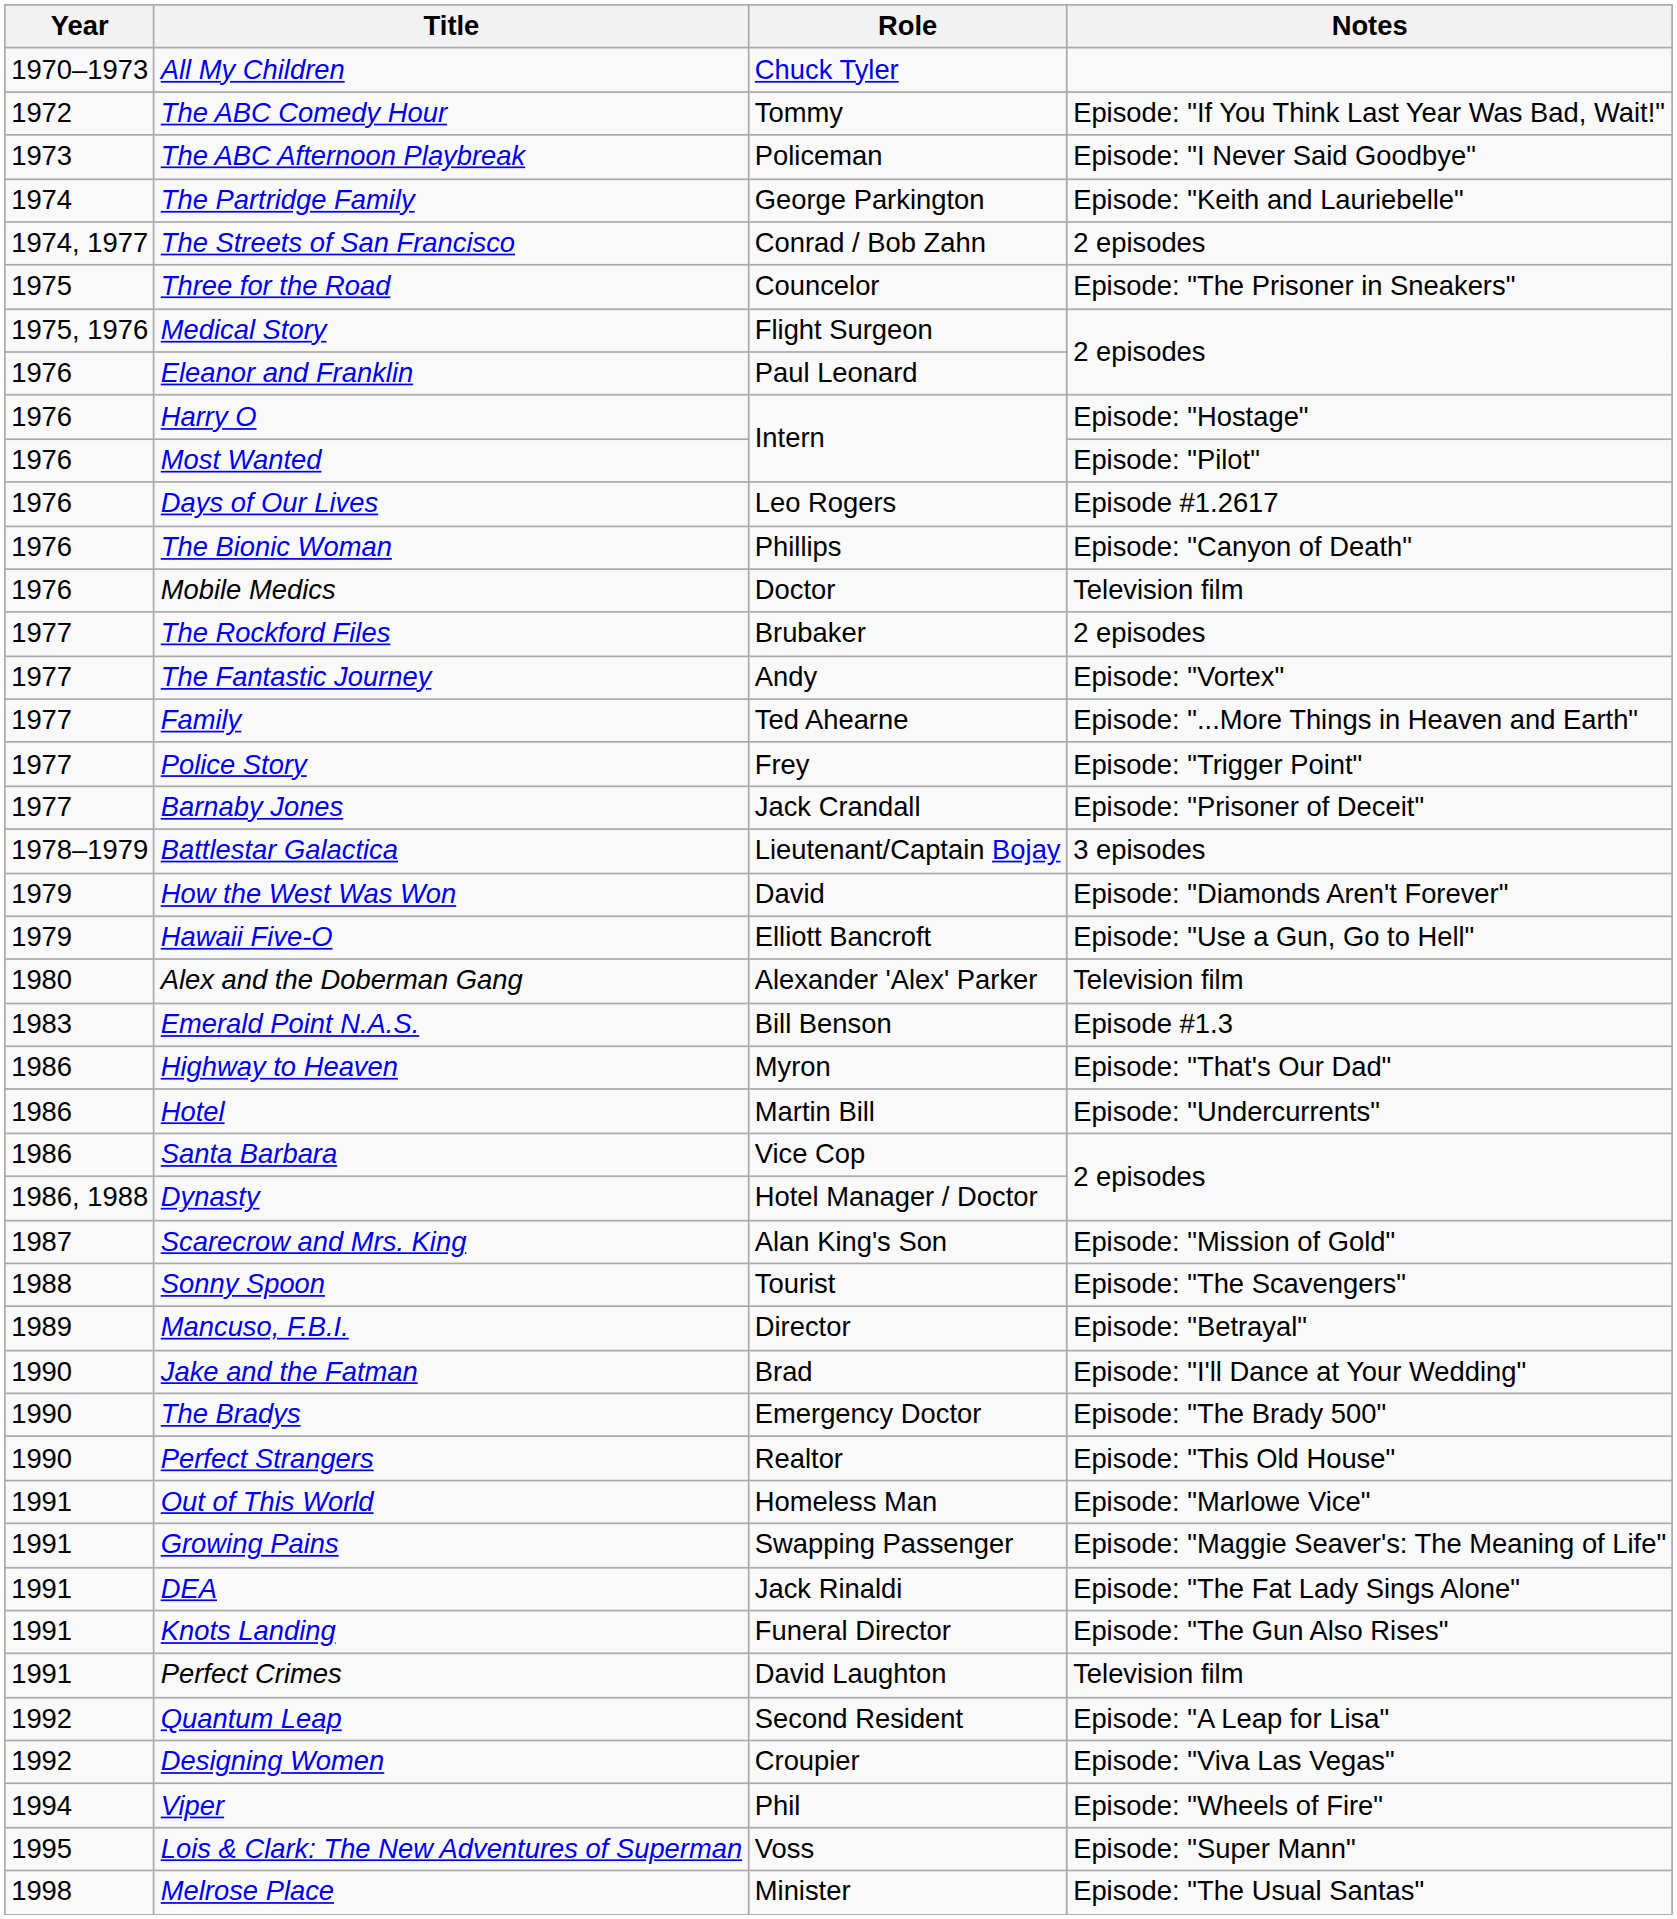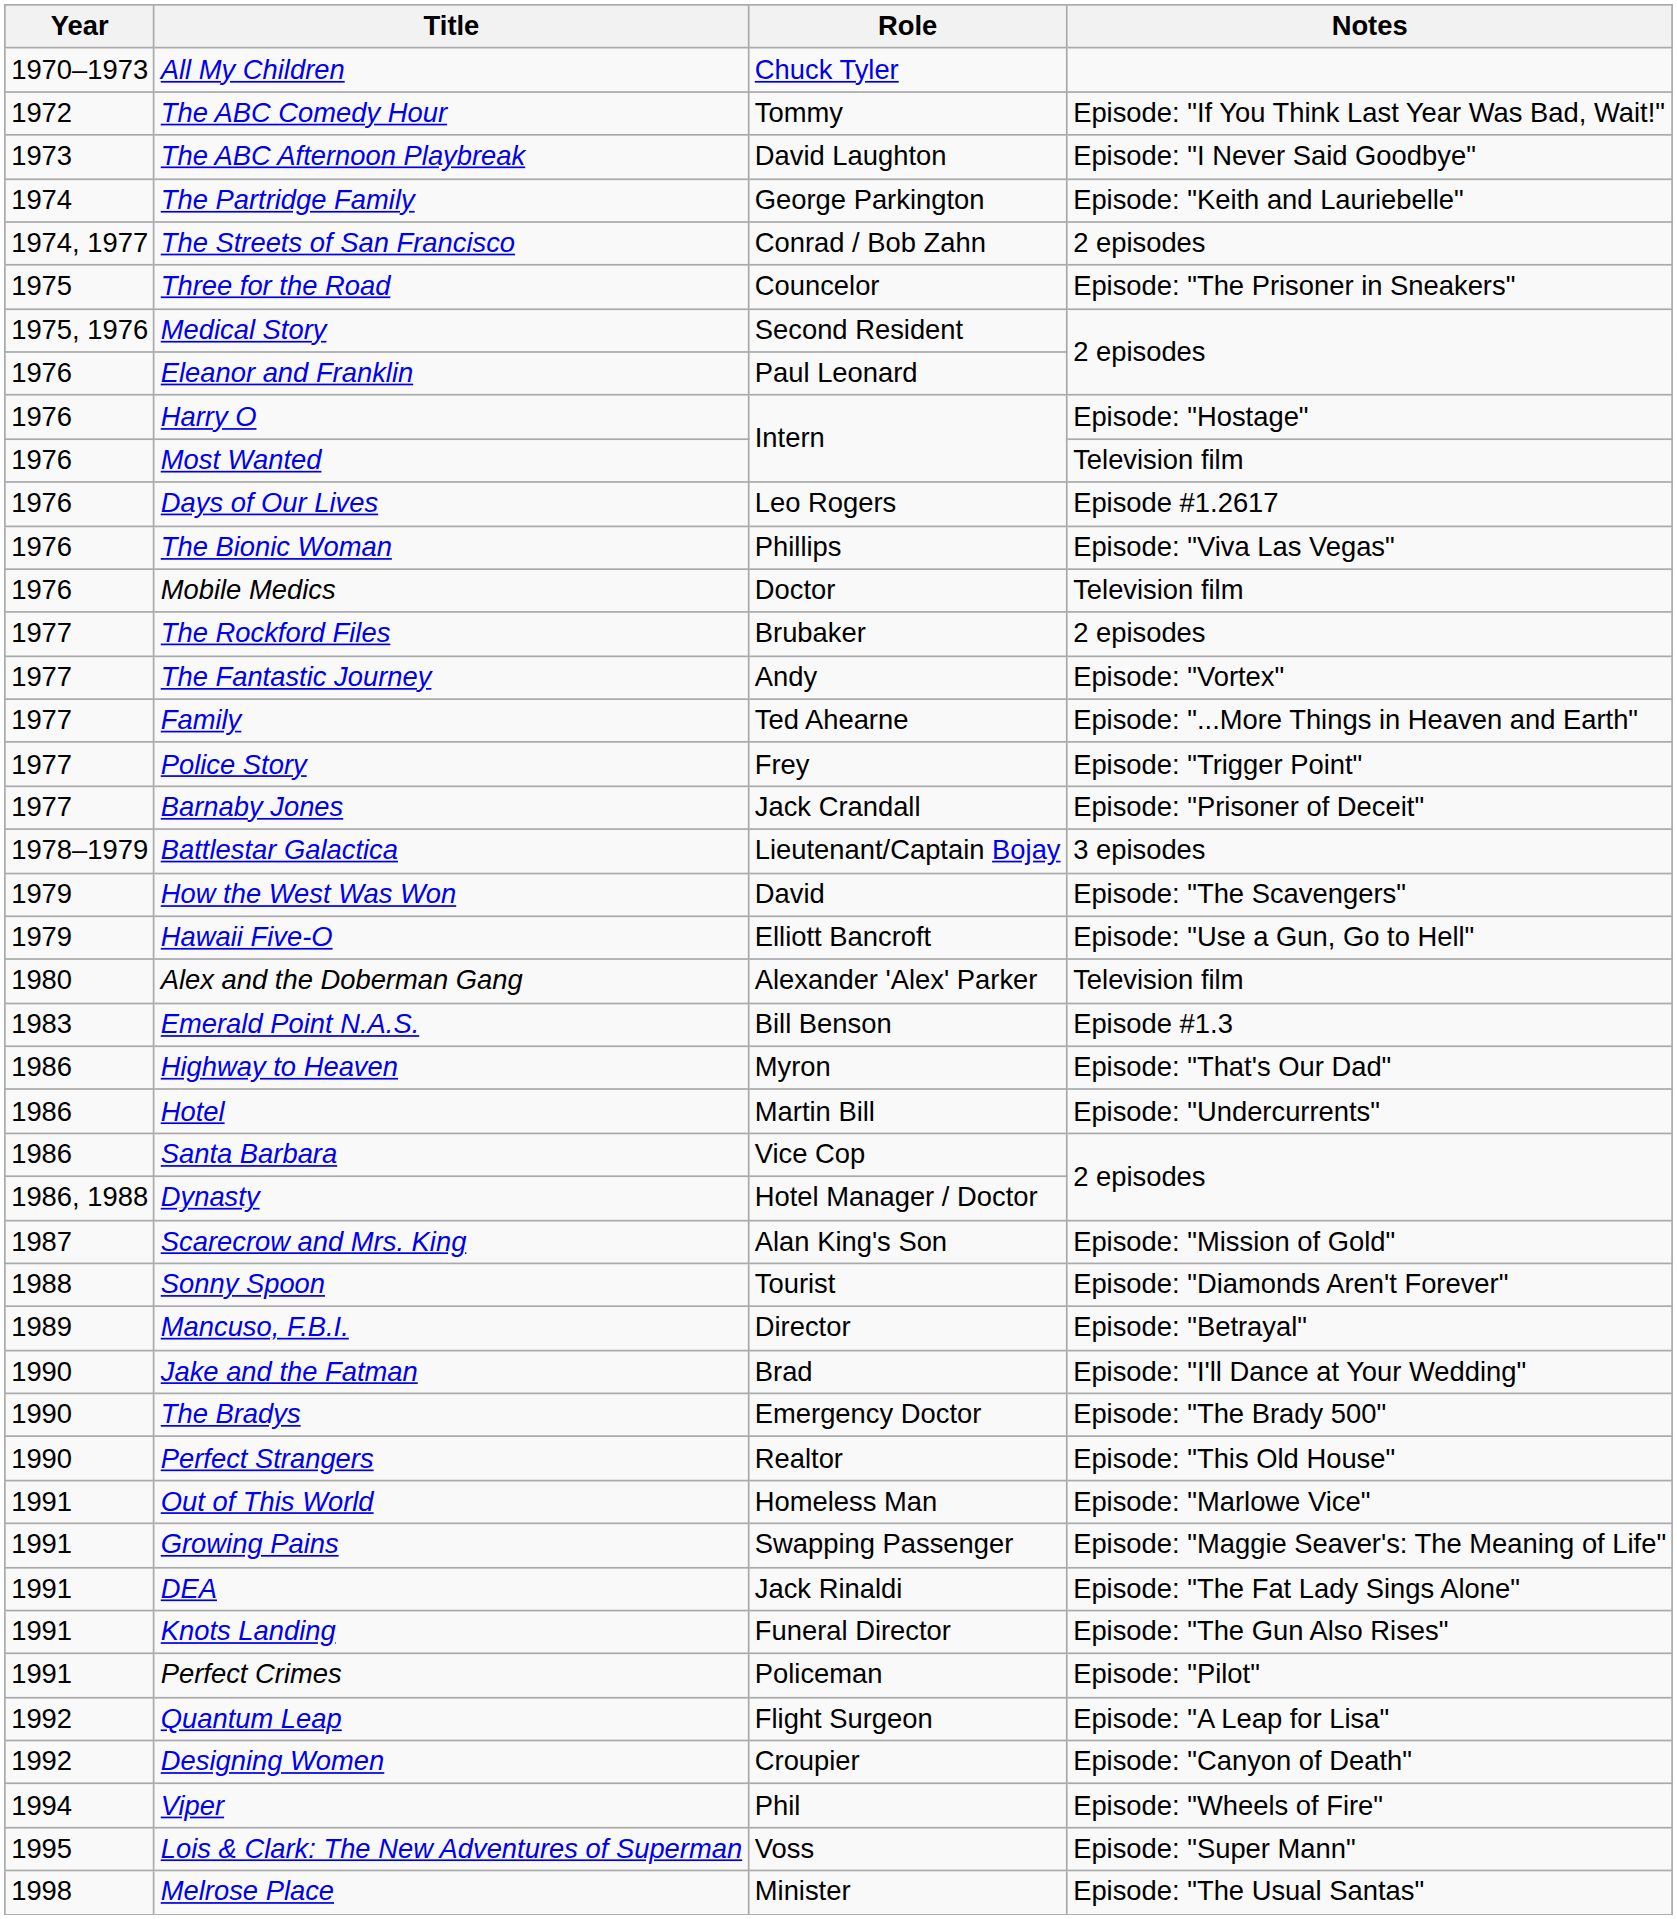(819, 156) Policeman -> (851, 156) David Laughton
(844, 329) Flight Surgeon -> (859, 329) Second Resident
(1167, 460) Episode: "Pilot" -> (1158, 460) Television film
(1243, 546) Episode: "Canyon of Death" -> (1234, 546) Episode: "Viva Las Vegas"
(1291, 894) Episode: "Diamonds Aren't Forever" -> (1240, 894) Episode: "The Scavengers"
(1240, 1284) Episode: "The Scavengers" -> (1291, 1284) Episode: "Diamonds Aren't Forever"
(851, 1675) David Laughton -> (819, 1675) Policeman
(1158, 1675) Television film -> (1167, 1675) Episode: "Pilot"
(859, 1718) Second Resident -> (844, 1718) Flight Surgeon
(1234, 1761) Episode: "Viva Las Vegas" -> (1243, 1761) Episode: "Canyon of Death"
